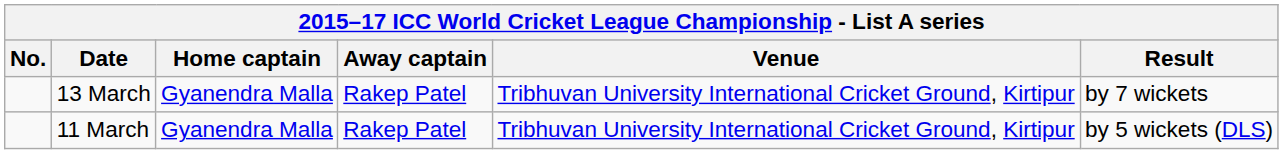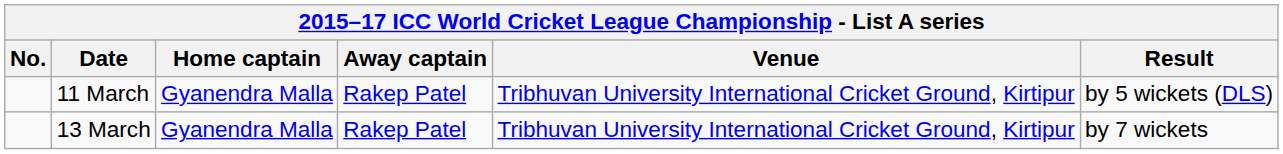rows swapped: (103, 129) <-> (104, 93)
